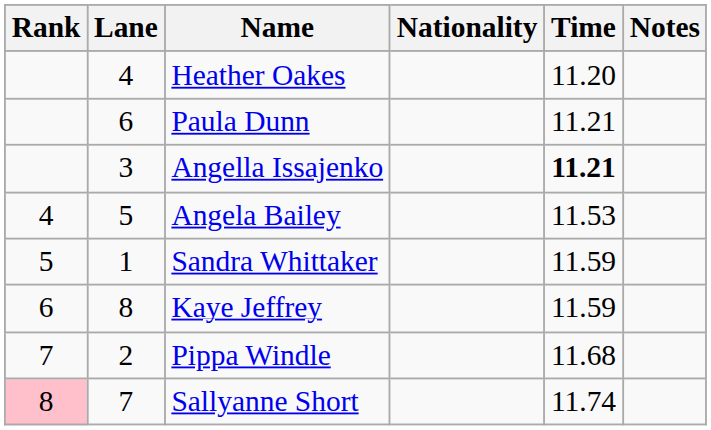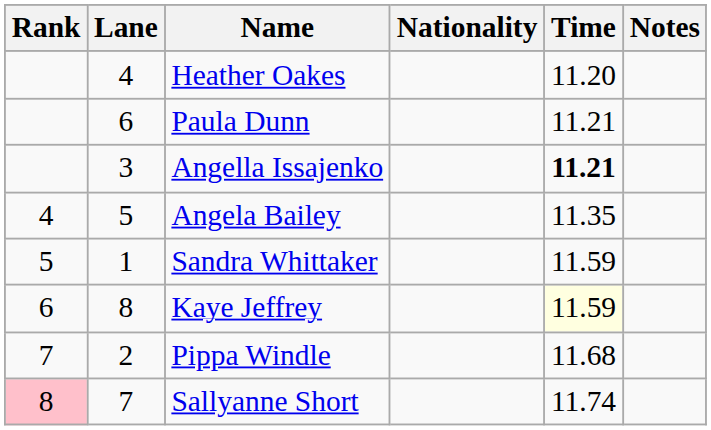(584, 214) 11.53 -> (584, 214) 11.35
(584, 307) no background -> (584, 307) lightyellow background
